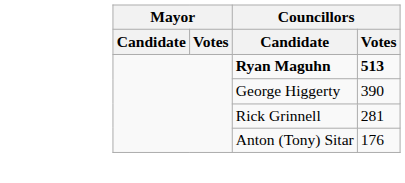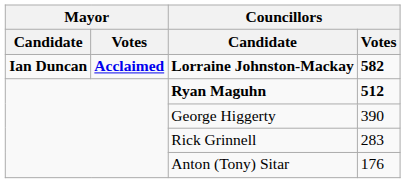+ row: (263, 66)
(372, 66) 513 -> (372, 91) 512
(372, 115) 281 -> (372, 140) 283
